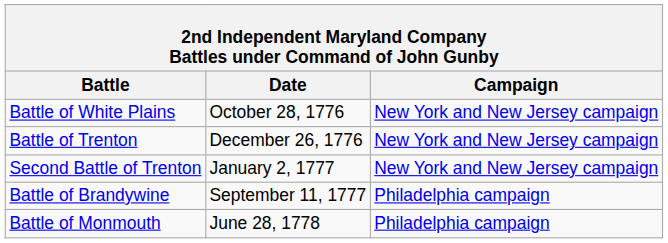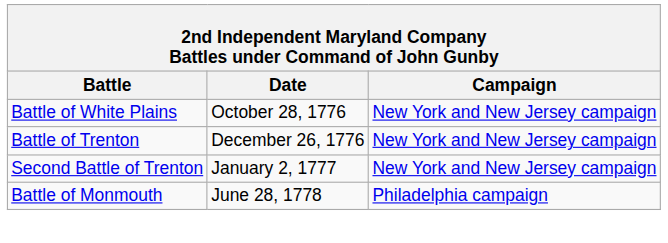- row: (89, 195)
